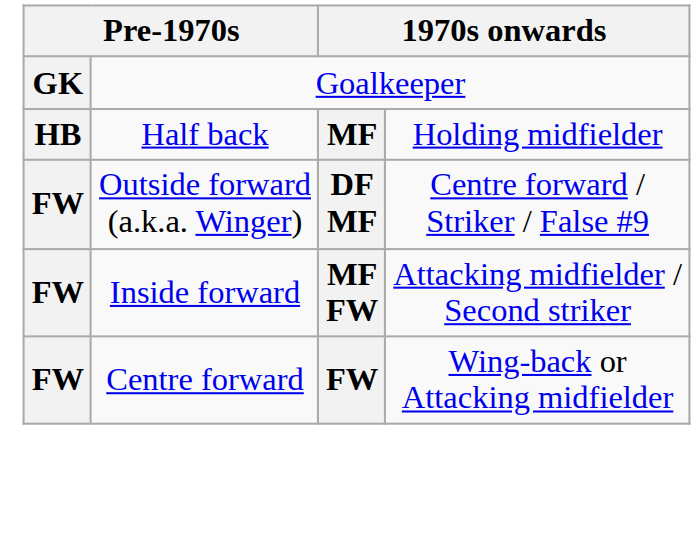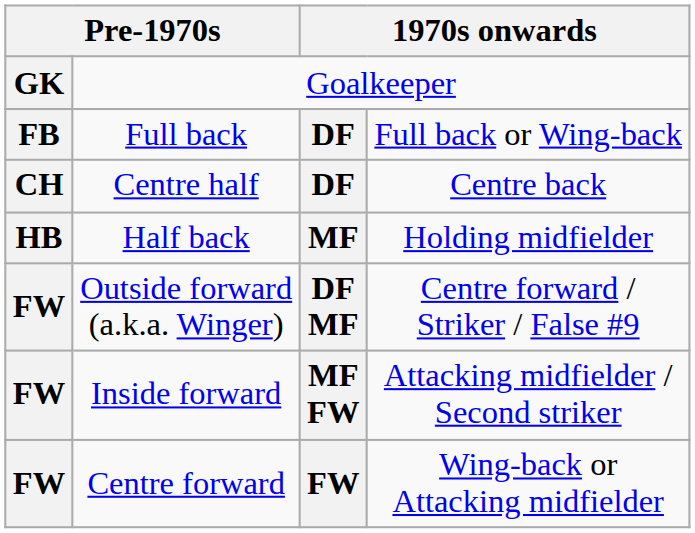+ row: (186, 133)
+ row: (186, 185)
